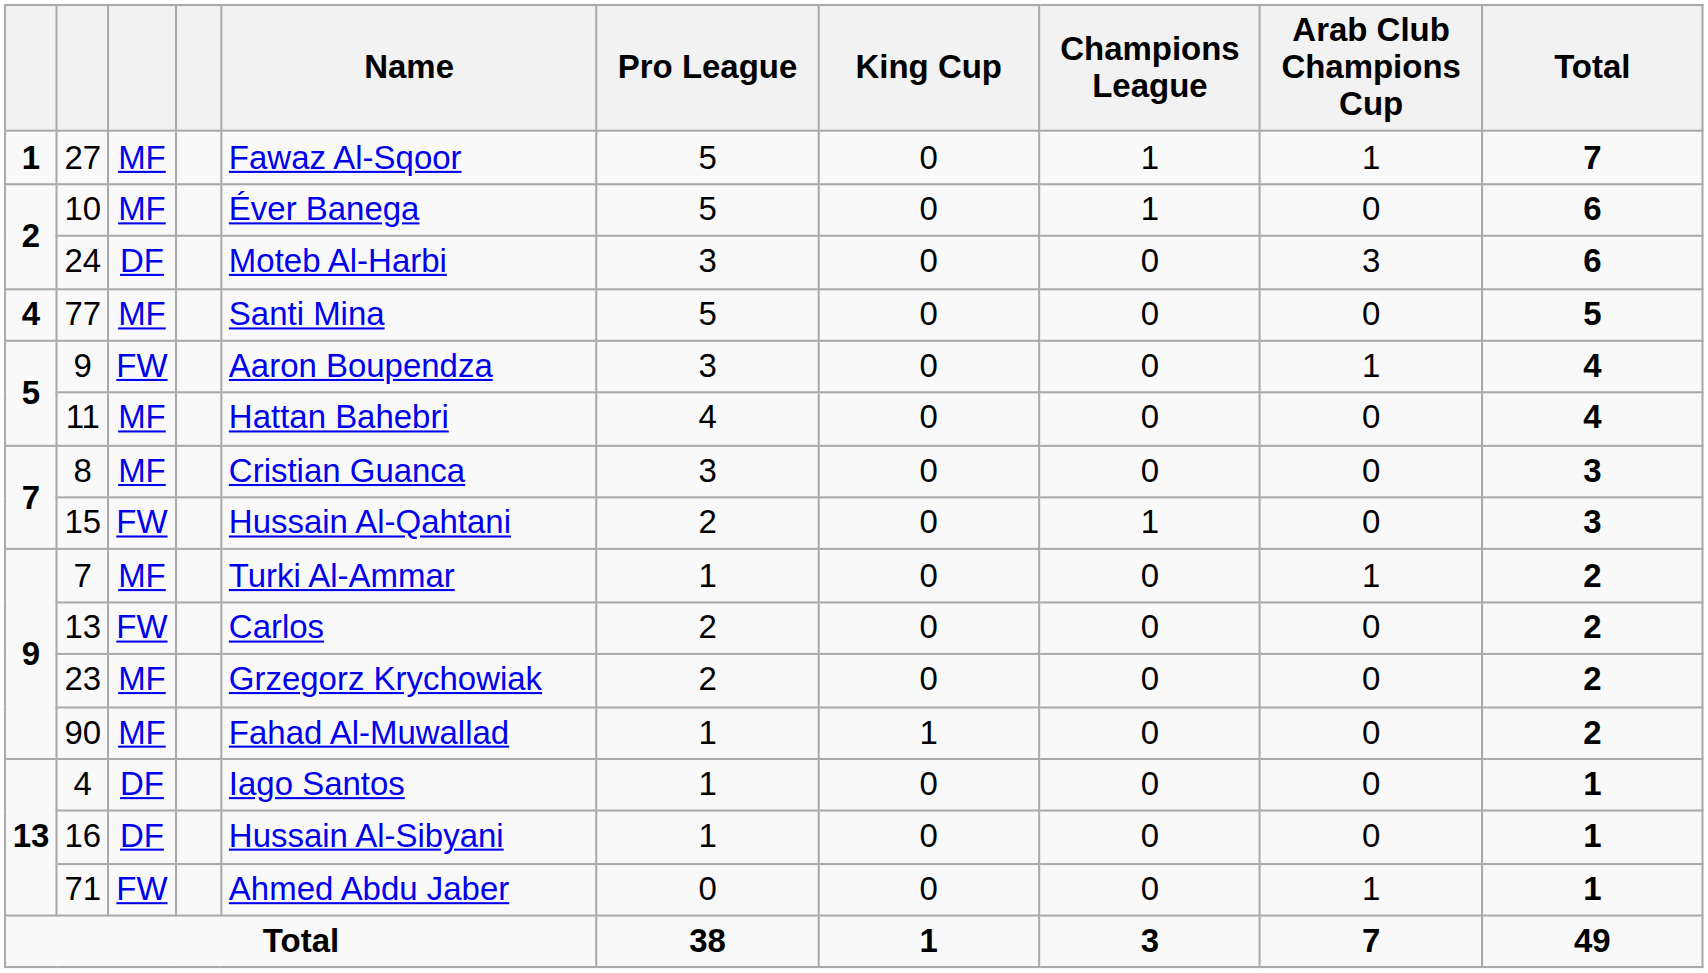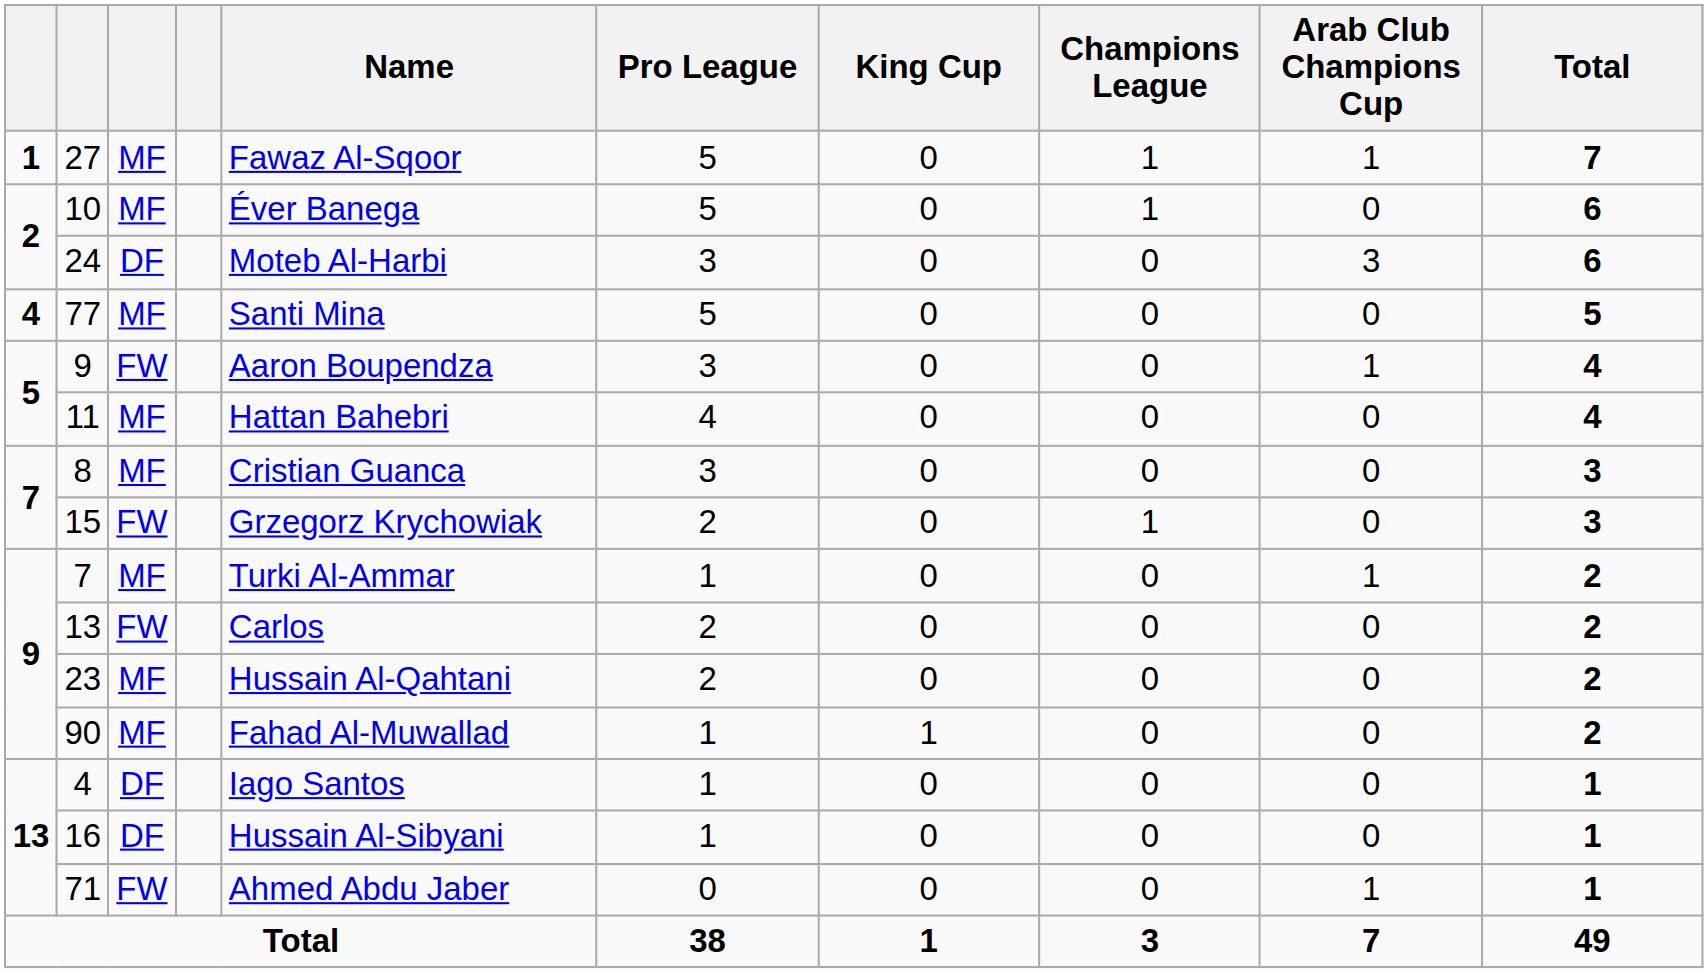(370, 522) Hussain Al-Qahtani -> (385, 522) Grzegorz Krychowiak
(385, 679) Grzegorz Krychowiak -> (370, 679) Hussain Al-Qahtani
